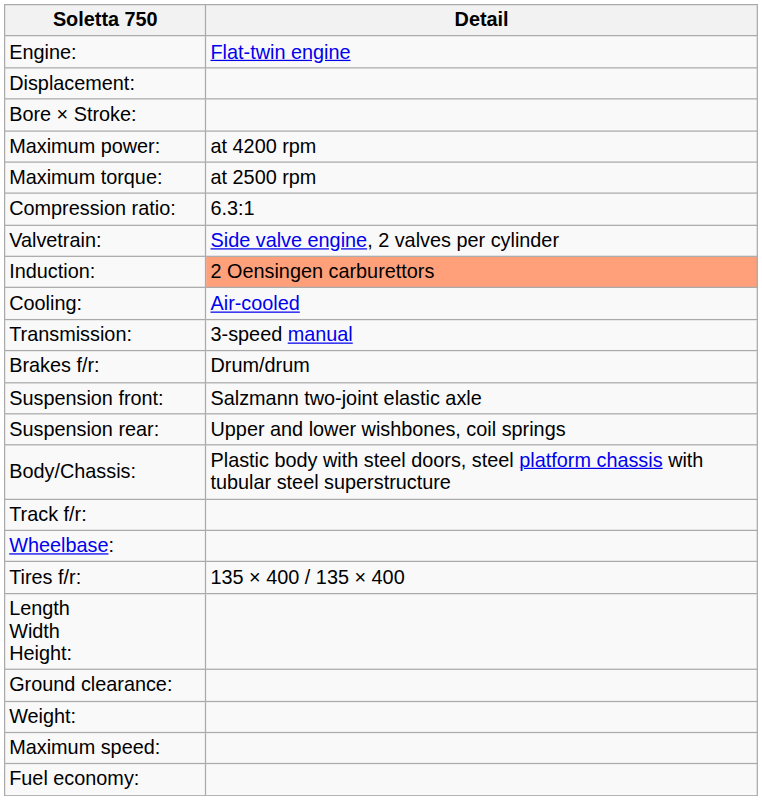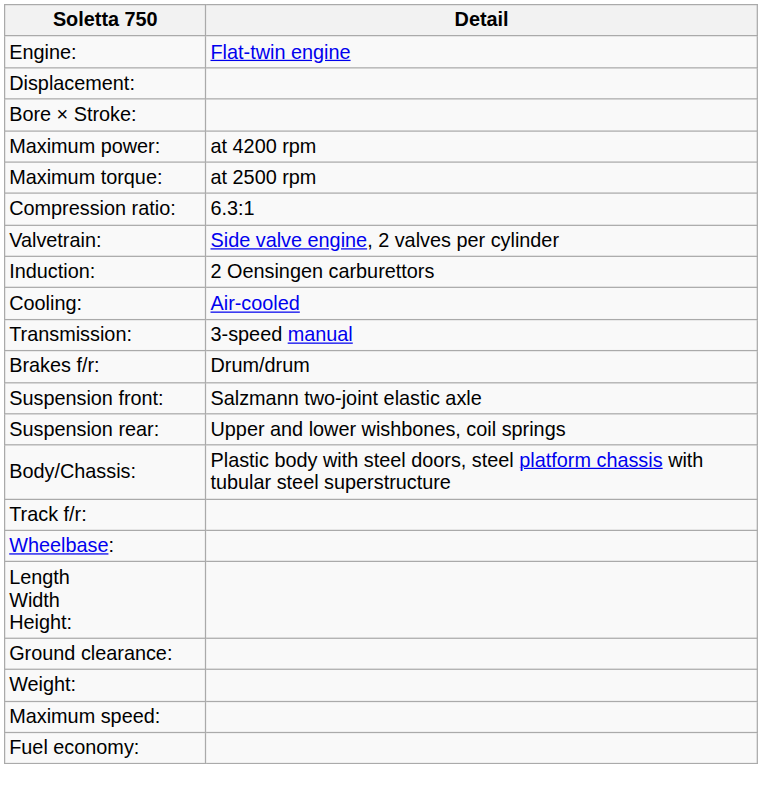(322, 271) lightsalmon background -> (322, 271) no background
- row: (45, 577)
